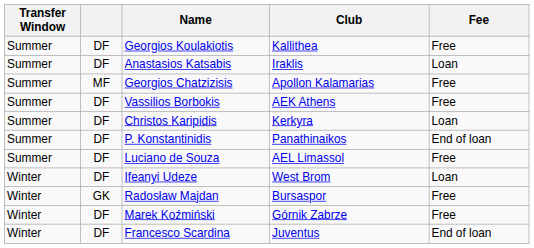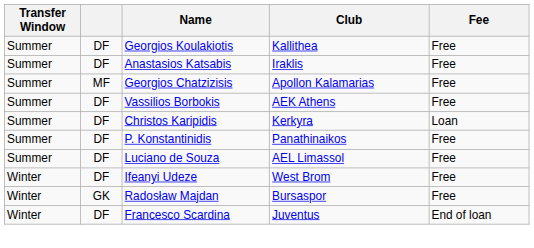(445, 64) Loan -> (444, 64) Free
(461, 139) End of loan -> (444, 139) Free
(445, 177) Loan -> (444, 177) Free
- row: (170, 214)
